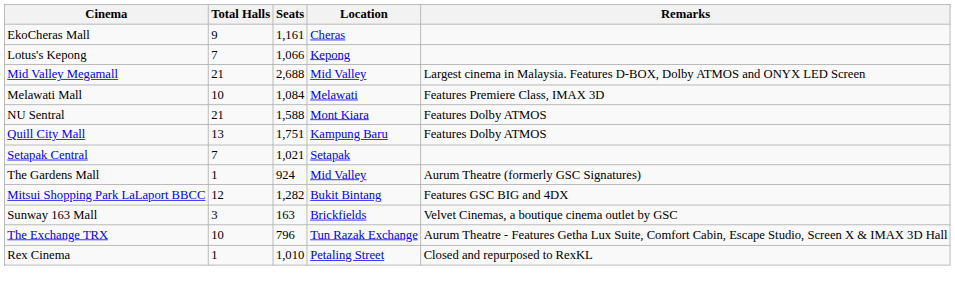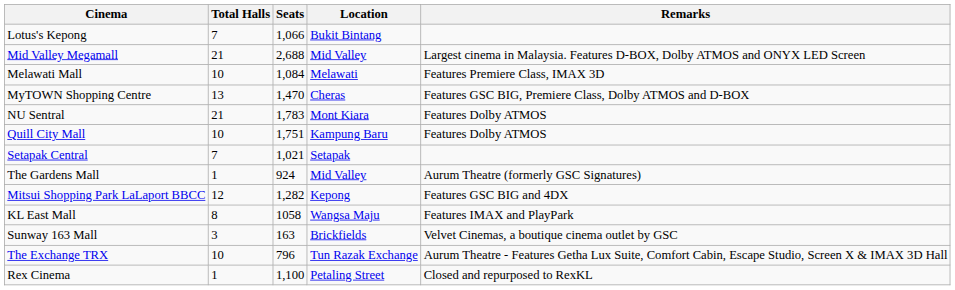- row: (49, 34)
(330, 54) Kepong -> (346, 34) Bukit Bintang
+ row: (79, 94)
(290, 114) 1,588 -> (290, 114) 1,783
(217, 134) 13 -> (217, 134) 10
(346, 194) Bukit Bintang -> (330, 194) Kepong
+ row: (41, 214)
(290, 255) 1,010 -> (290, 275) 1,100
